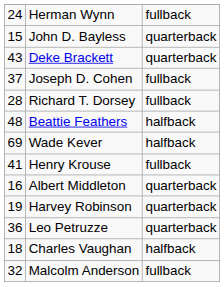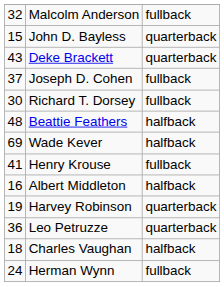rows swapped: (84, 270) <-> (72, 15)
(15, 100) 28 -> (15, 100) 30
(181, 185) quarterback -> (170, 185) halfback
